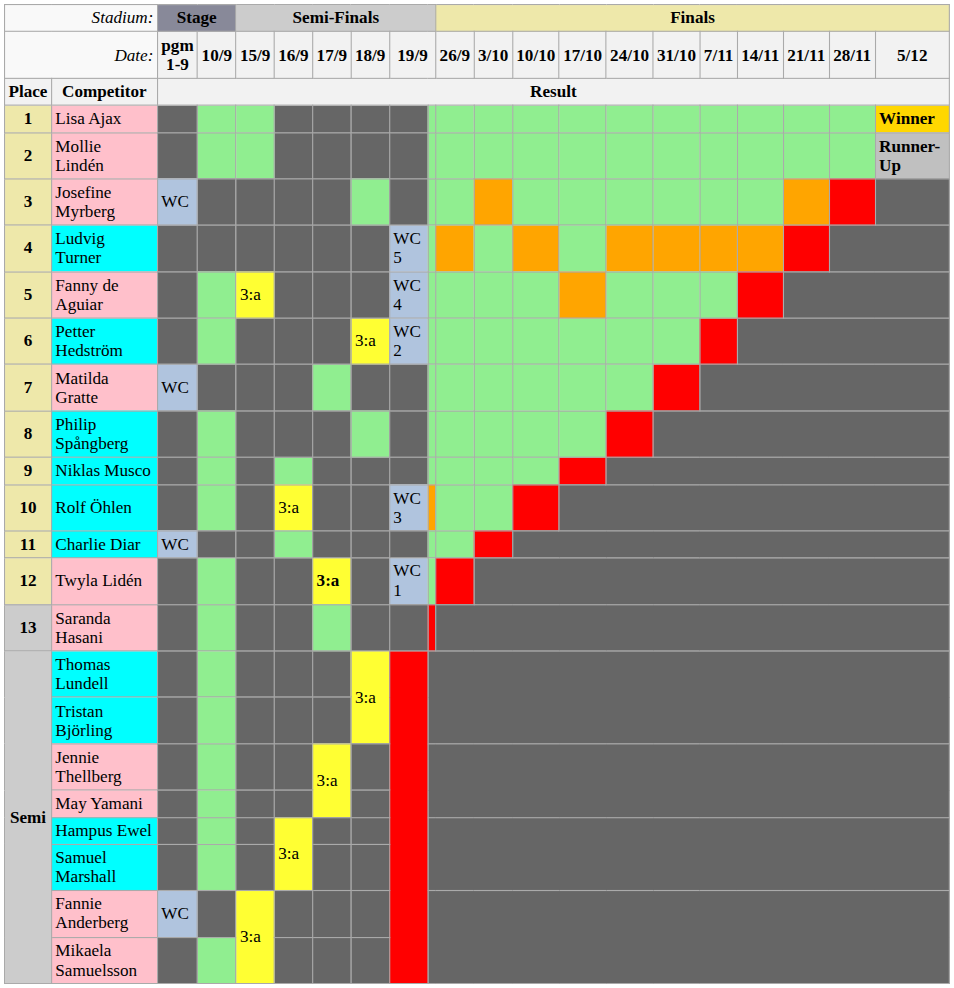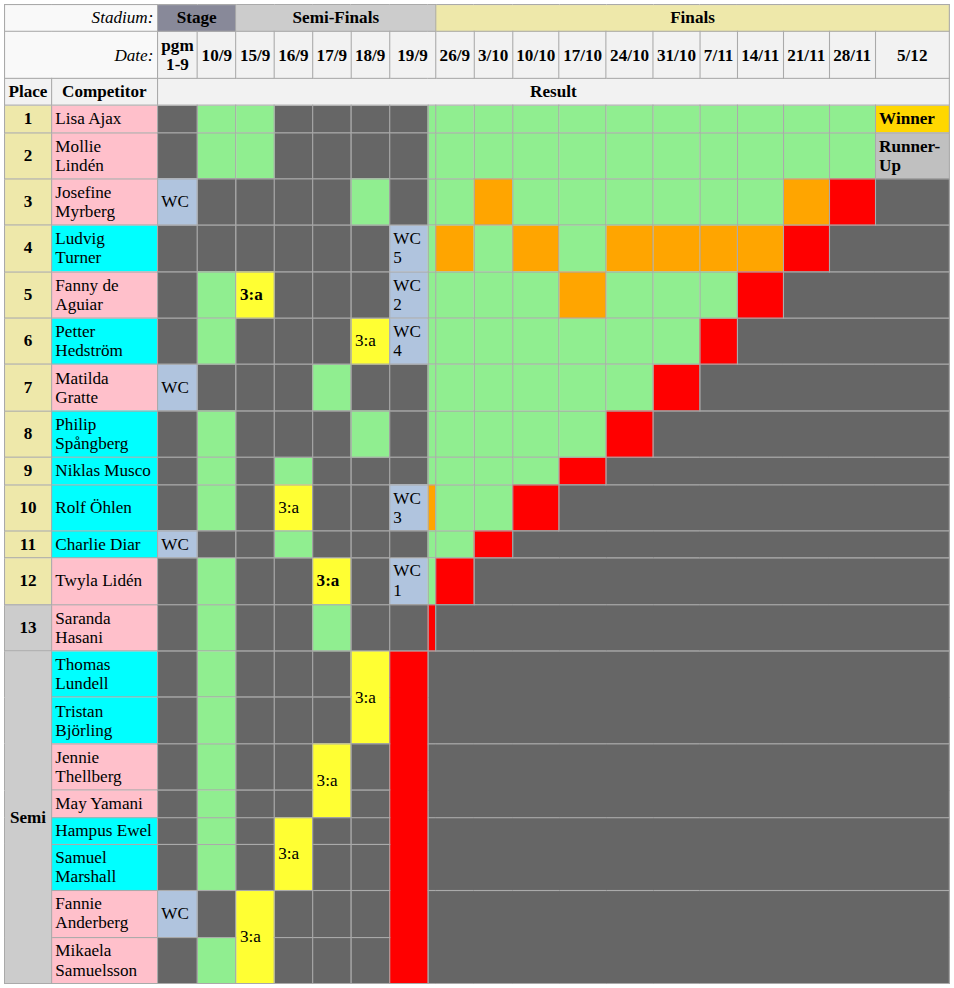(250, 294) normal -> (251, 294) bold
(407, 294) WC 4 -> (407, 294) WC 2
(407, 341) WC 2 -> (407, 341) WC 4
